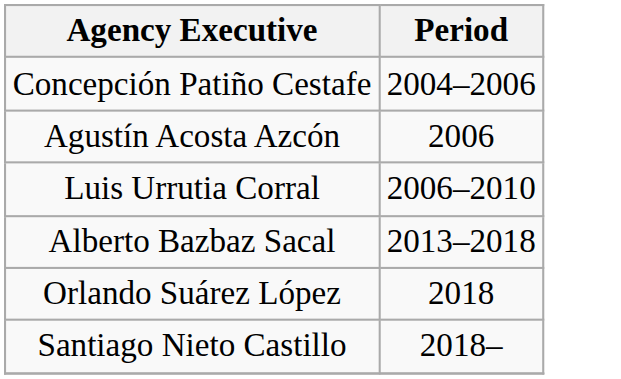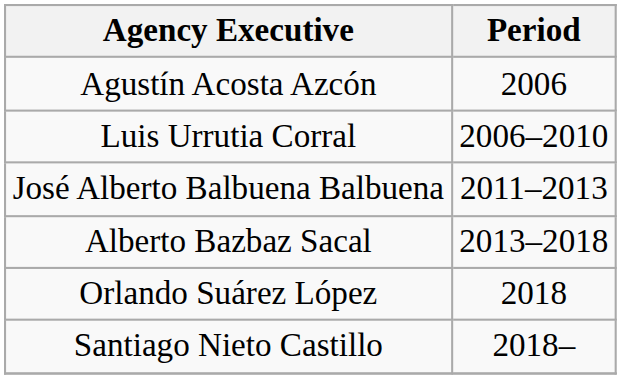- row: (192, 83)
+ row: (228, 188)
